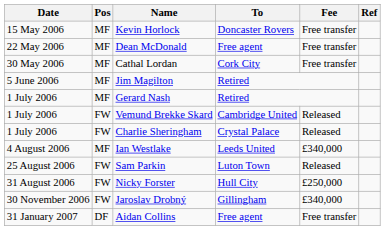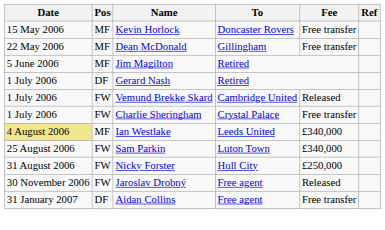(240, 47) Free agent -> (242, 47) Gillingham
- row: (146, 64)
(102, 98) MF -> (101, 81) DF
(321, 132) Released -> (329, 115) Free transfer
(38, 149) no background -> (38, 132) khaki background
(321, 166) Released -> (322, 149) £340,000
(242, 200) Gillingham -> (240, 183) Free agent
(322, 200) £340,000 -> (321, 183) Released
